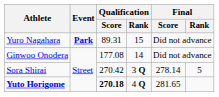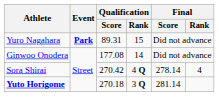(139, 70) 3 Q -> (139, 70) 4 Q
(199, 70) 5 -> (199, 70) 4
(112, 85) bold -> (112, 85) normal
(139, 85) 4 Q -> (139, 85) 3 Q
(168, 85) 281.65 -> (168, 85) 281.14
